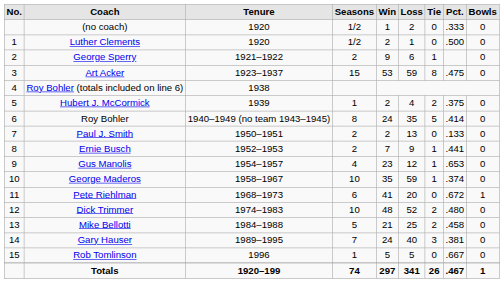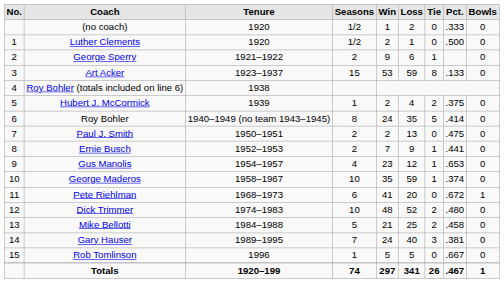(455, 73) .475 -> (455, 73) .133
(455, 133) .133 -> (455, 133) .475
